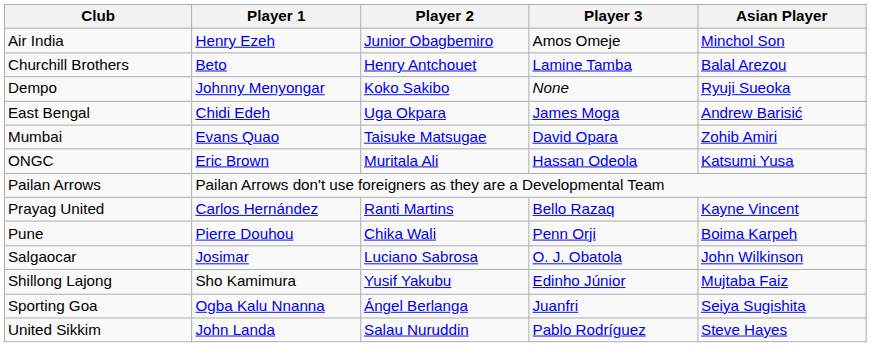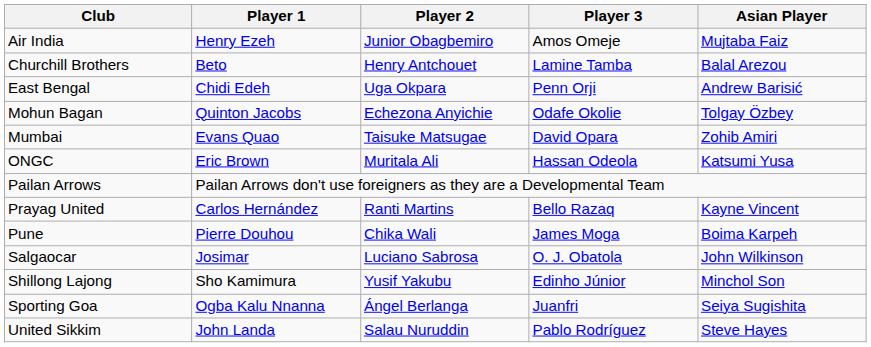(743, 40) Minchol Son -> (745, 40) Mujtaba Faiz
- row: (32, 88)
(576, 112) James Moga -> (564, 88) Penn Orji
+ row: (55, 112)
(564, 233) Penn Orji -> (576, 233) James Moga
(745, 281) Mujtaba Faiz -> (743, 281) Minchol Son
